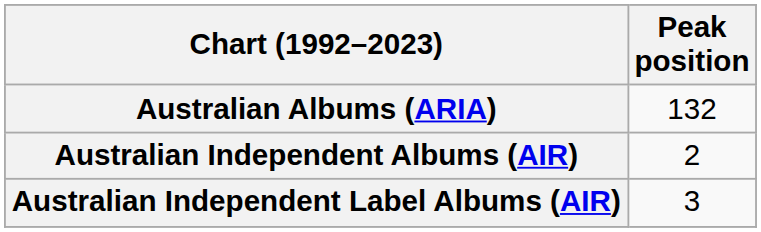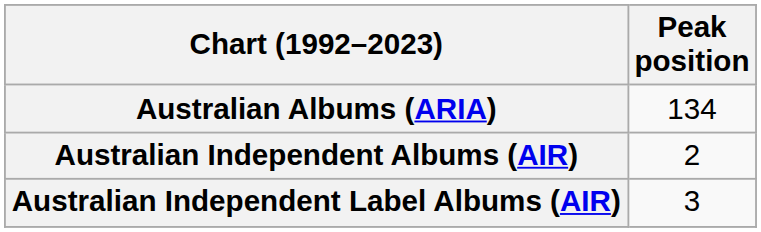(692, 108) 132 -> (692, 108) 134
